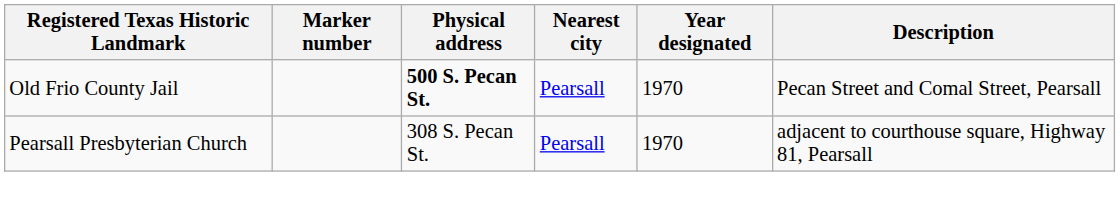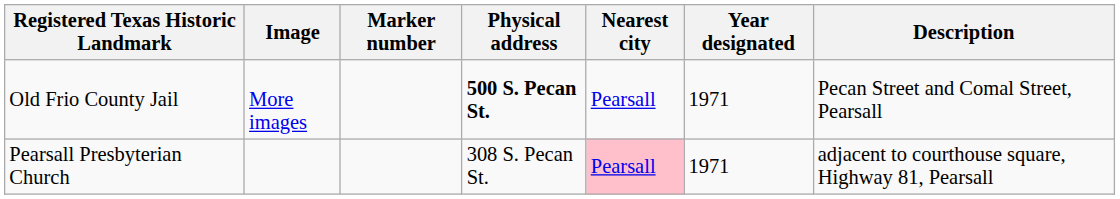+ column: (292, 32)
(663, 87) 1970 -> (709, 99) 1971
(572, 143) no background -> (623, 166) pink background
(663, 143) 1970 -> (709, 166) 1971
